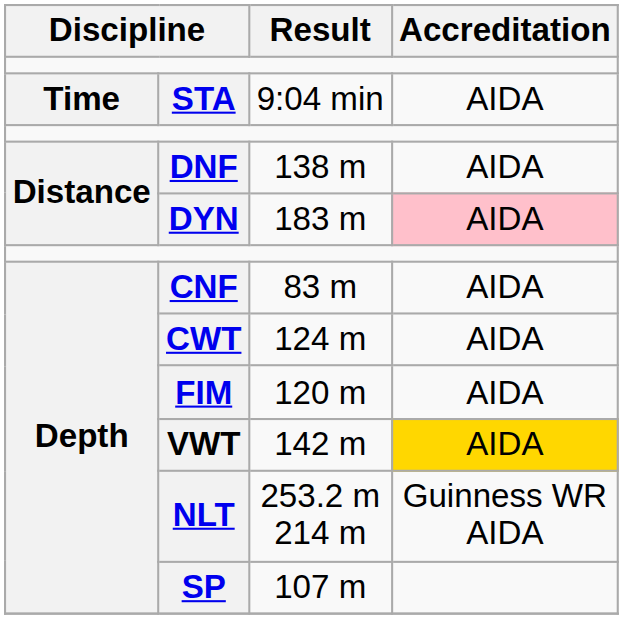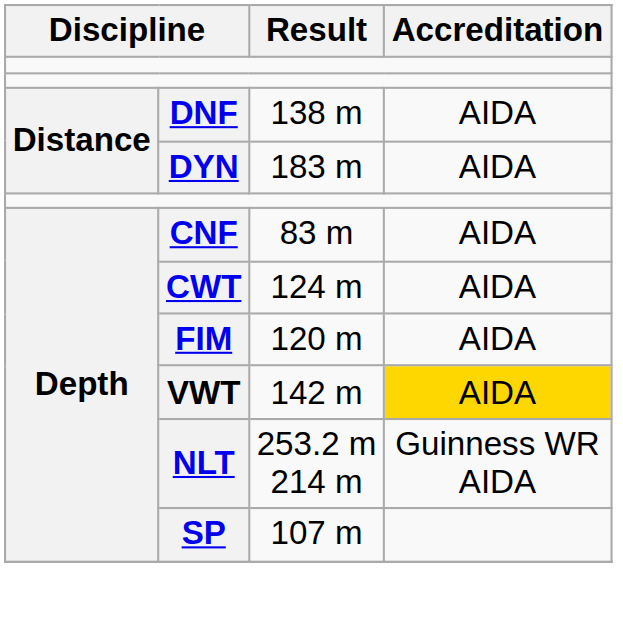- row: (204, 98)
(505, 218) pink background -> (497, 166) no background
